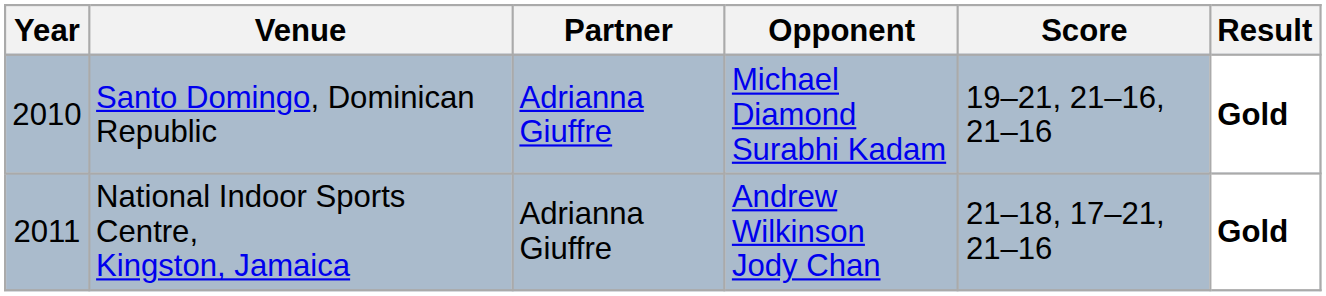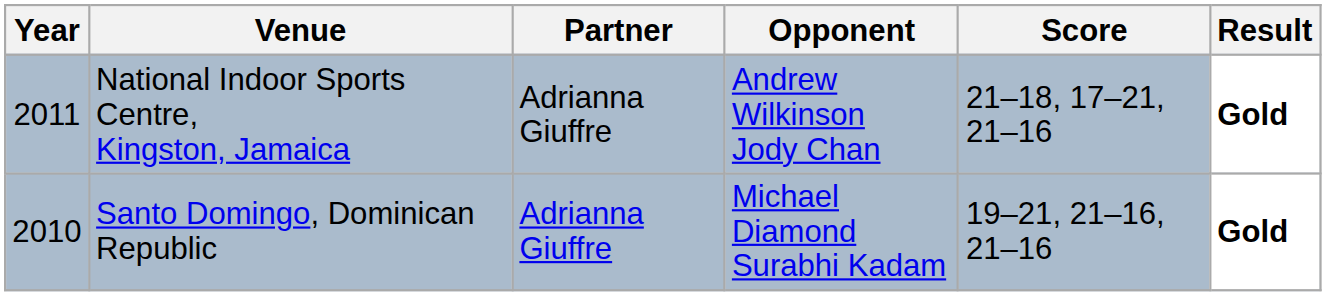rows swapped: (285, 114) <-> (251, 232)
